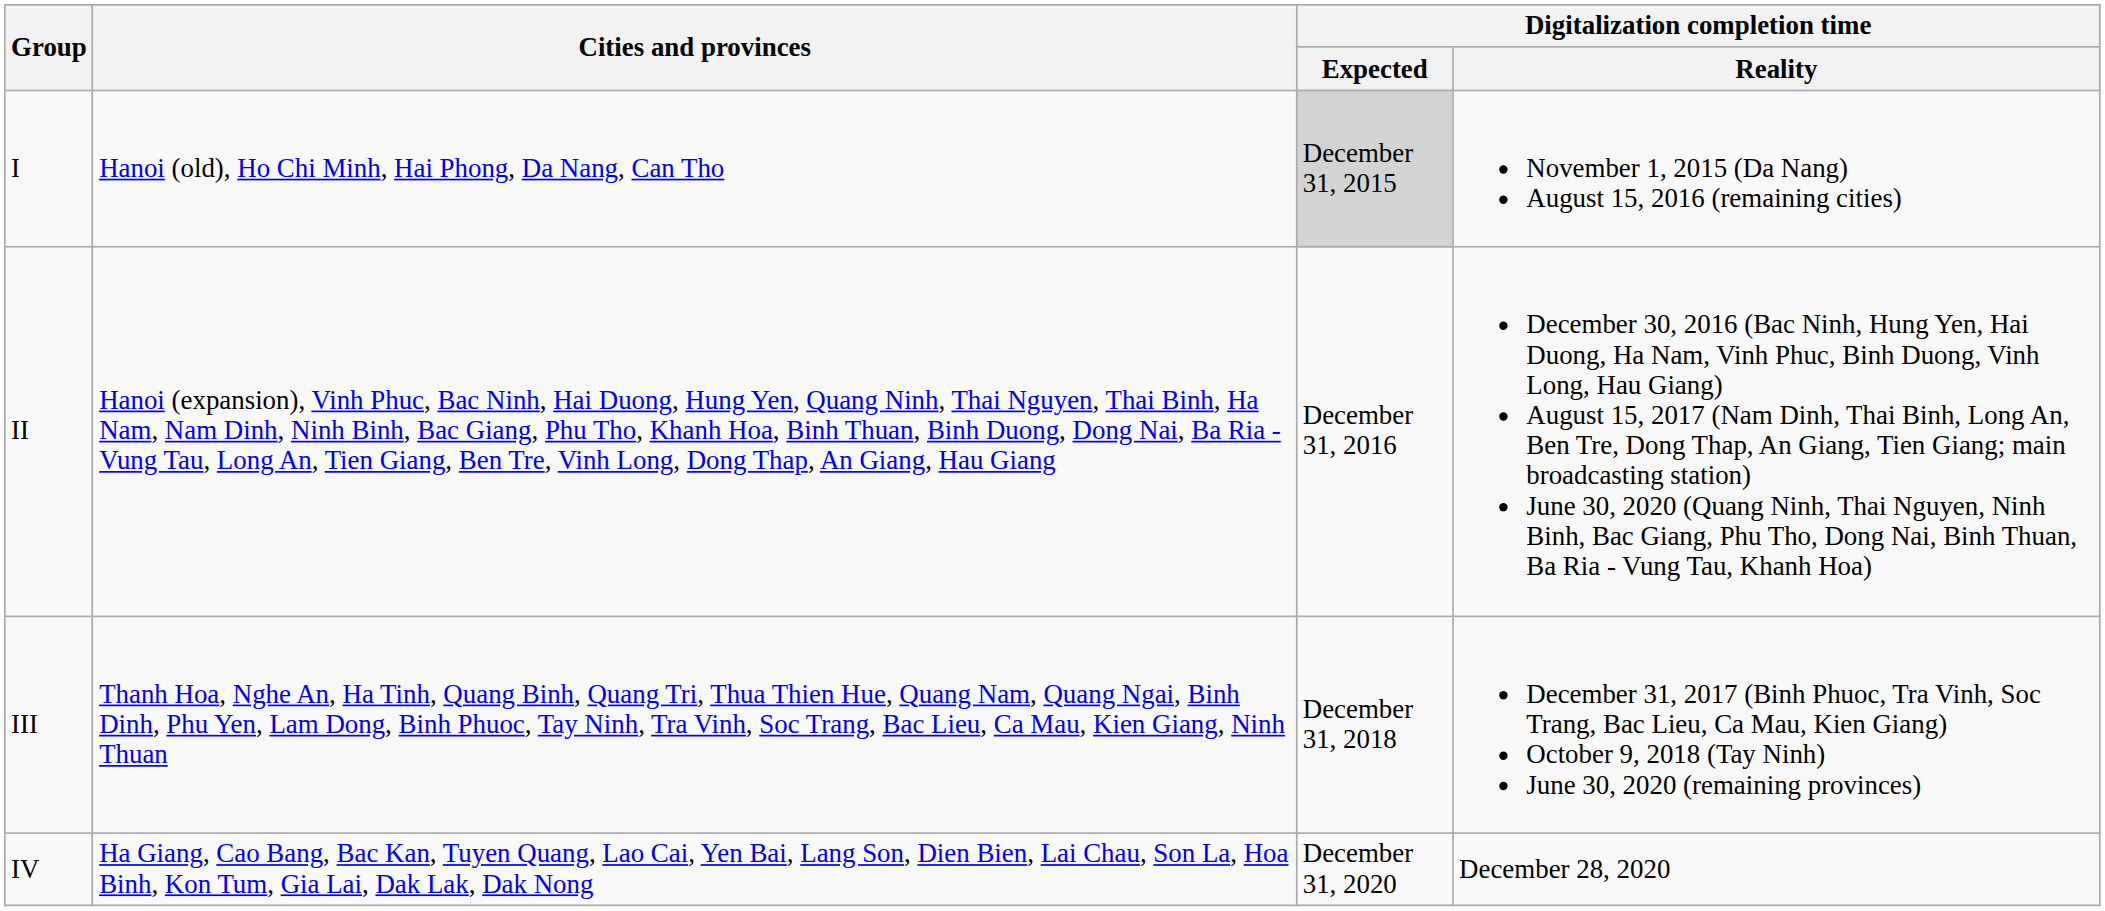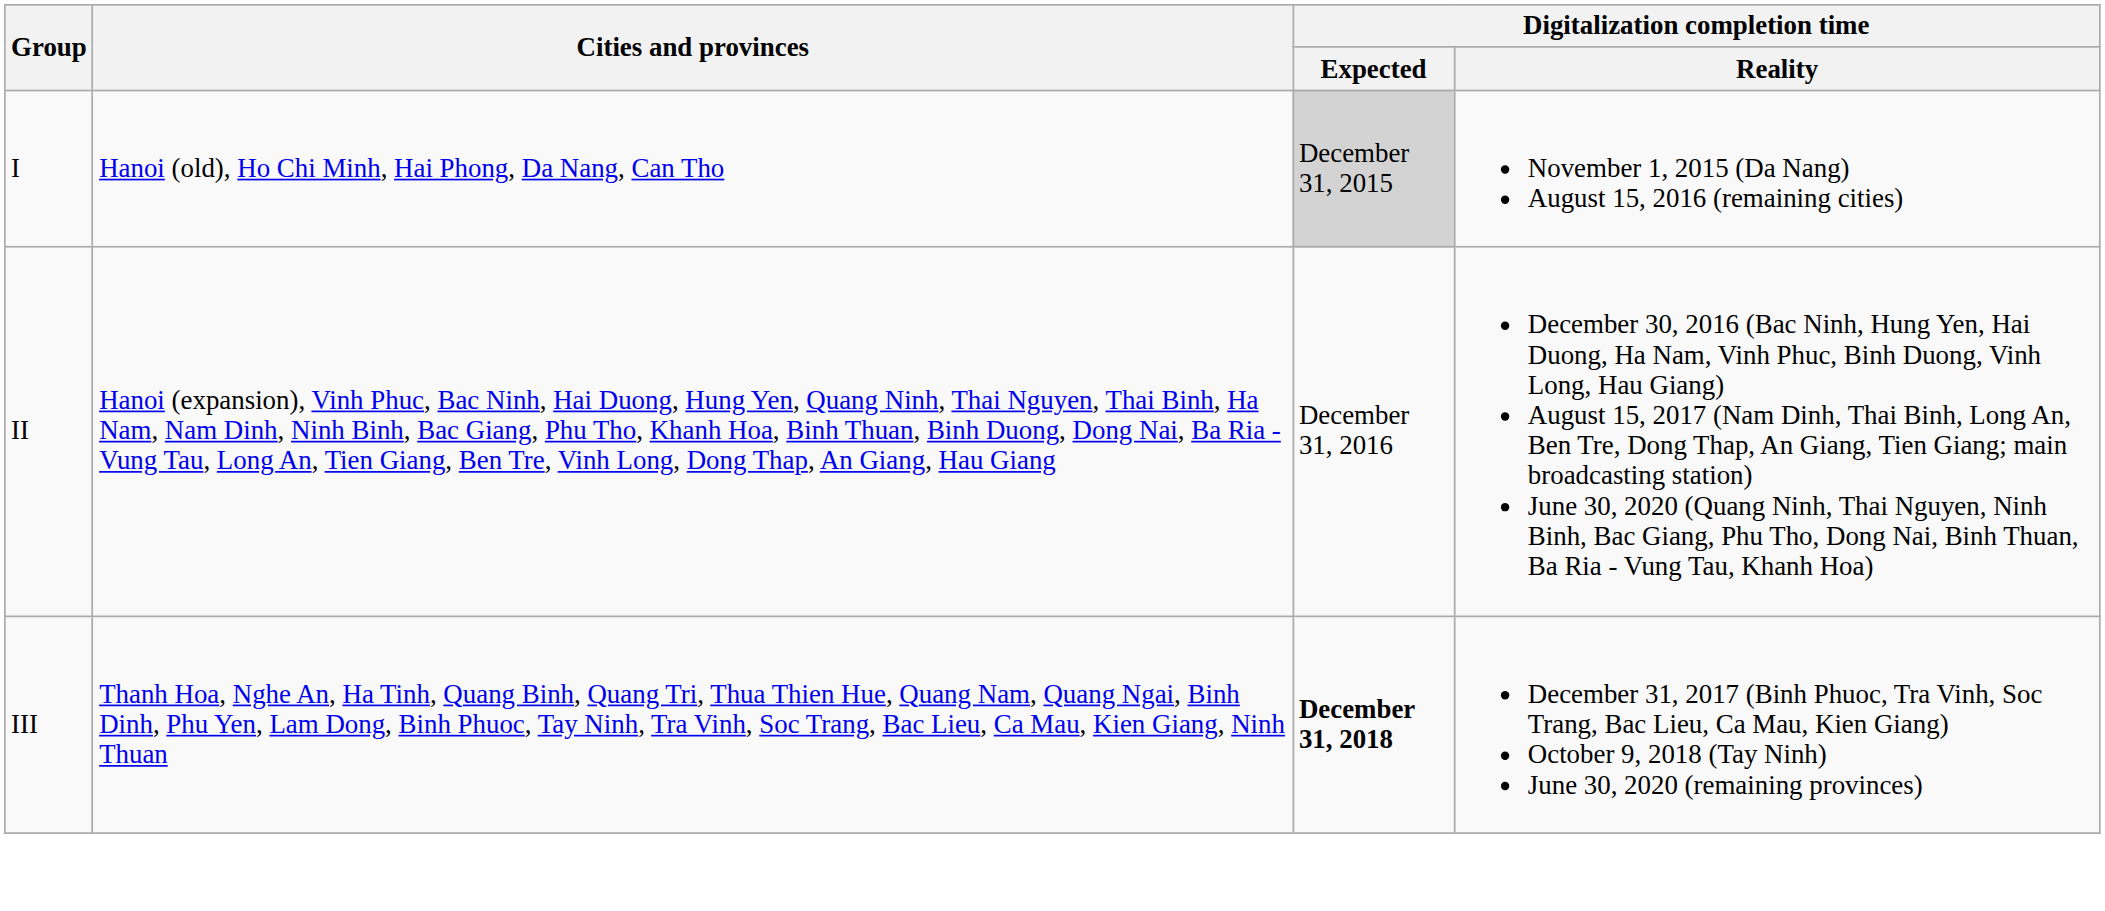(1358, 723) normal -> (1357, 723) bold
- row: (25, 868)
